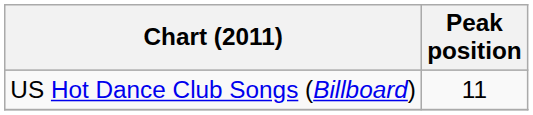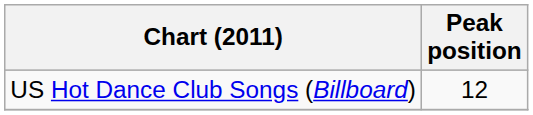(474, 89) 11 -> (474, 89) 12
